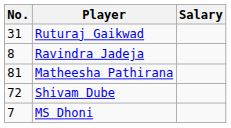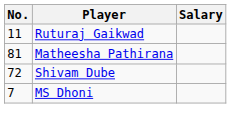(15, 34) 31 -> (15, 34) 11
- row: (90, 54)
